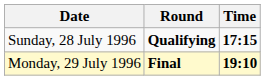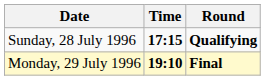columns swapped: (240, 16) <-> (182, 16)
